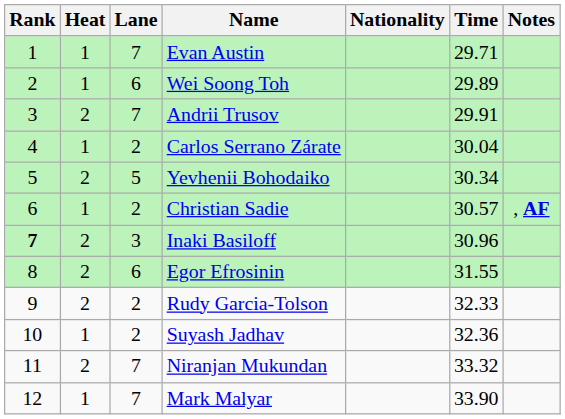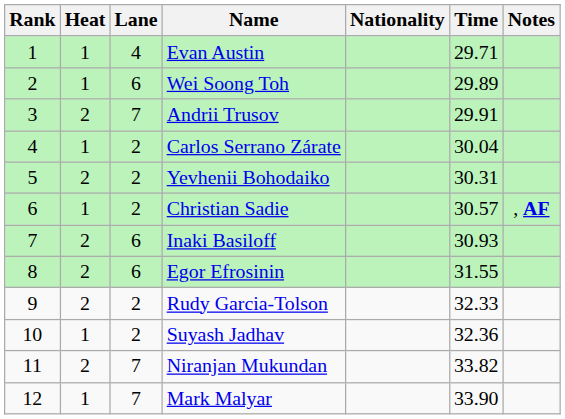(136, 51) 7 -> (136, 51) 4
(136, 177) 5 -> (136, 177) 2
(476, 177) 30.34 -> (476, 177) 30.31
(32, 240) bold -> (32, 240) normal
(136, 240) 3 -> (136, 240) 6
(476, 240) 30.96 -> (476, 240) 30.93
(476, 366) 33.32 -> (476, 366) 33.82
